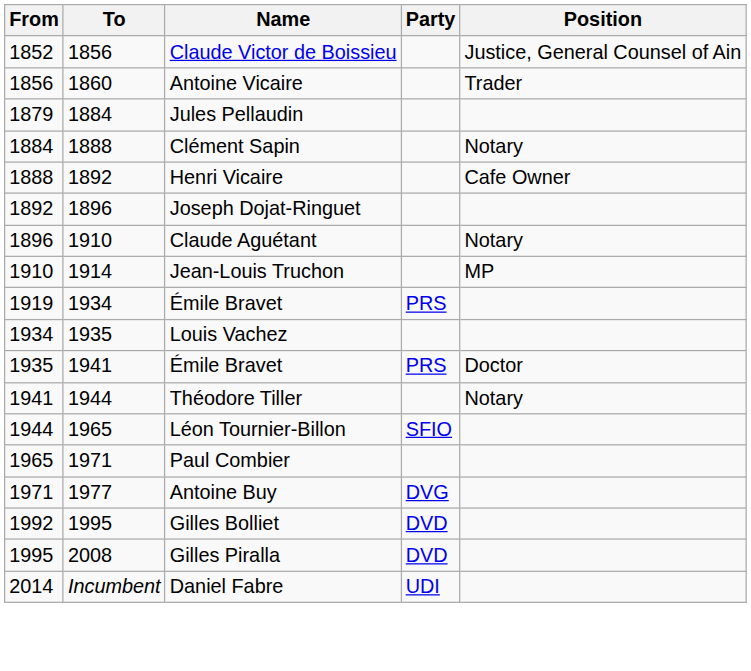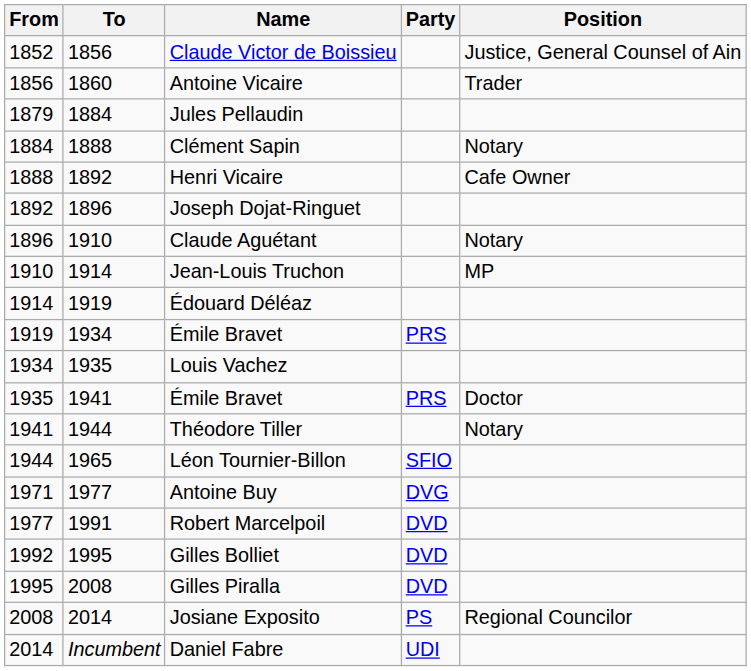+ row: (31, 303)
- row: (31, 460)
+ row: (31, 523)
+ row: (31, 618)
